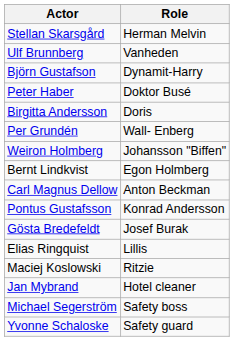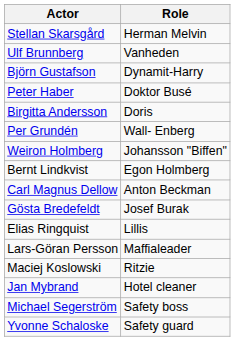- row: (59, 209)
+ row: (63, 248)
